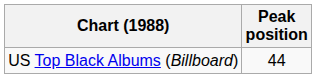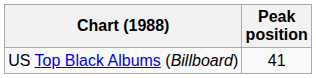(277, 60) 44 -> (277, 60) 41
